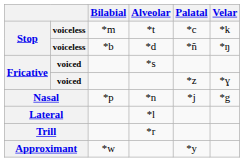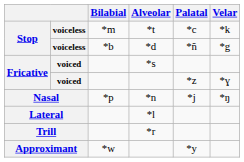(225, 47) *ŋ -> (225, 47) *g
(225, 98) *g -> (225, 98) *ŋ
